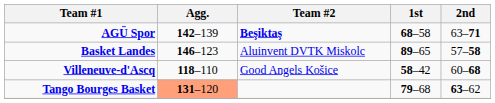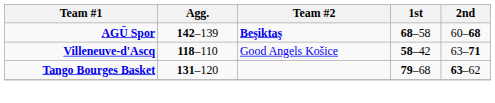(466, 32) 63–71 -> (466, 32) 60–68
- row: (118, 51)
(466, 70) 60–68 -> (466, 51) 63–71
(198, 88) lightsalmon background -> (198, 70) no background
